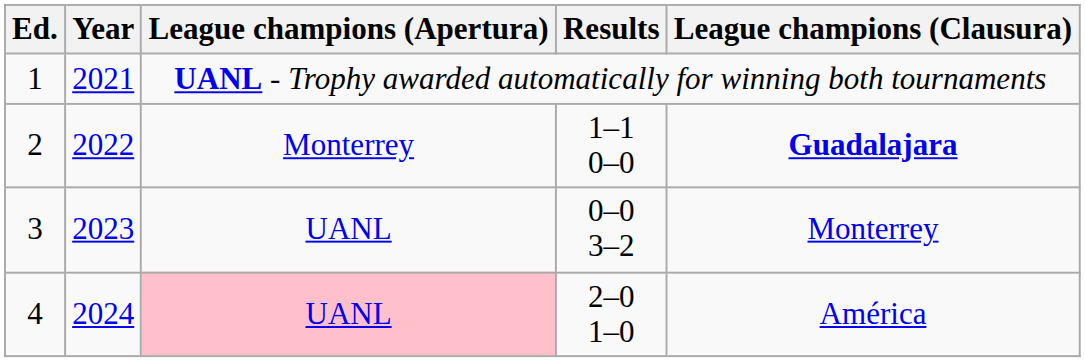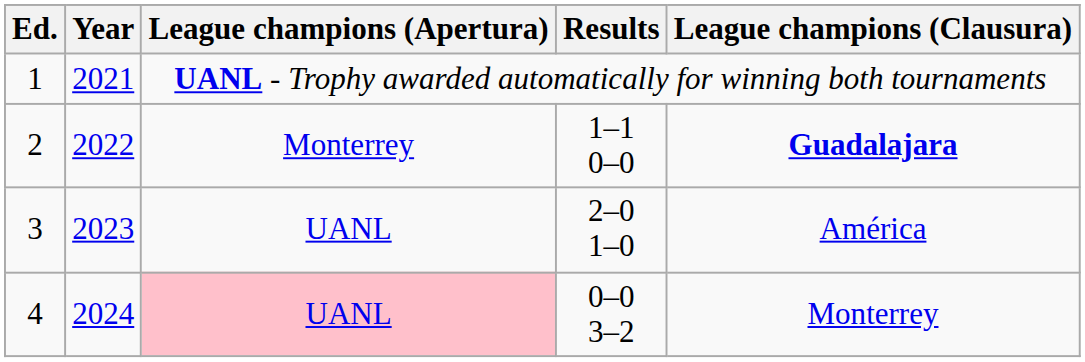(611, 229) 0–0 3–2 -> (611, 229) 2–0 1–0
(873, 229) Monterrey -> (873, 229) América
(611, 313) 2–0 1–0 -> (611, 313) 0–0 3–2
(873, 313) América -> (873, 313) Monterrey
